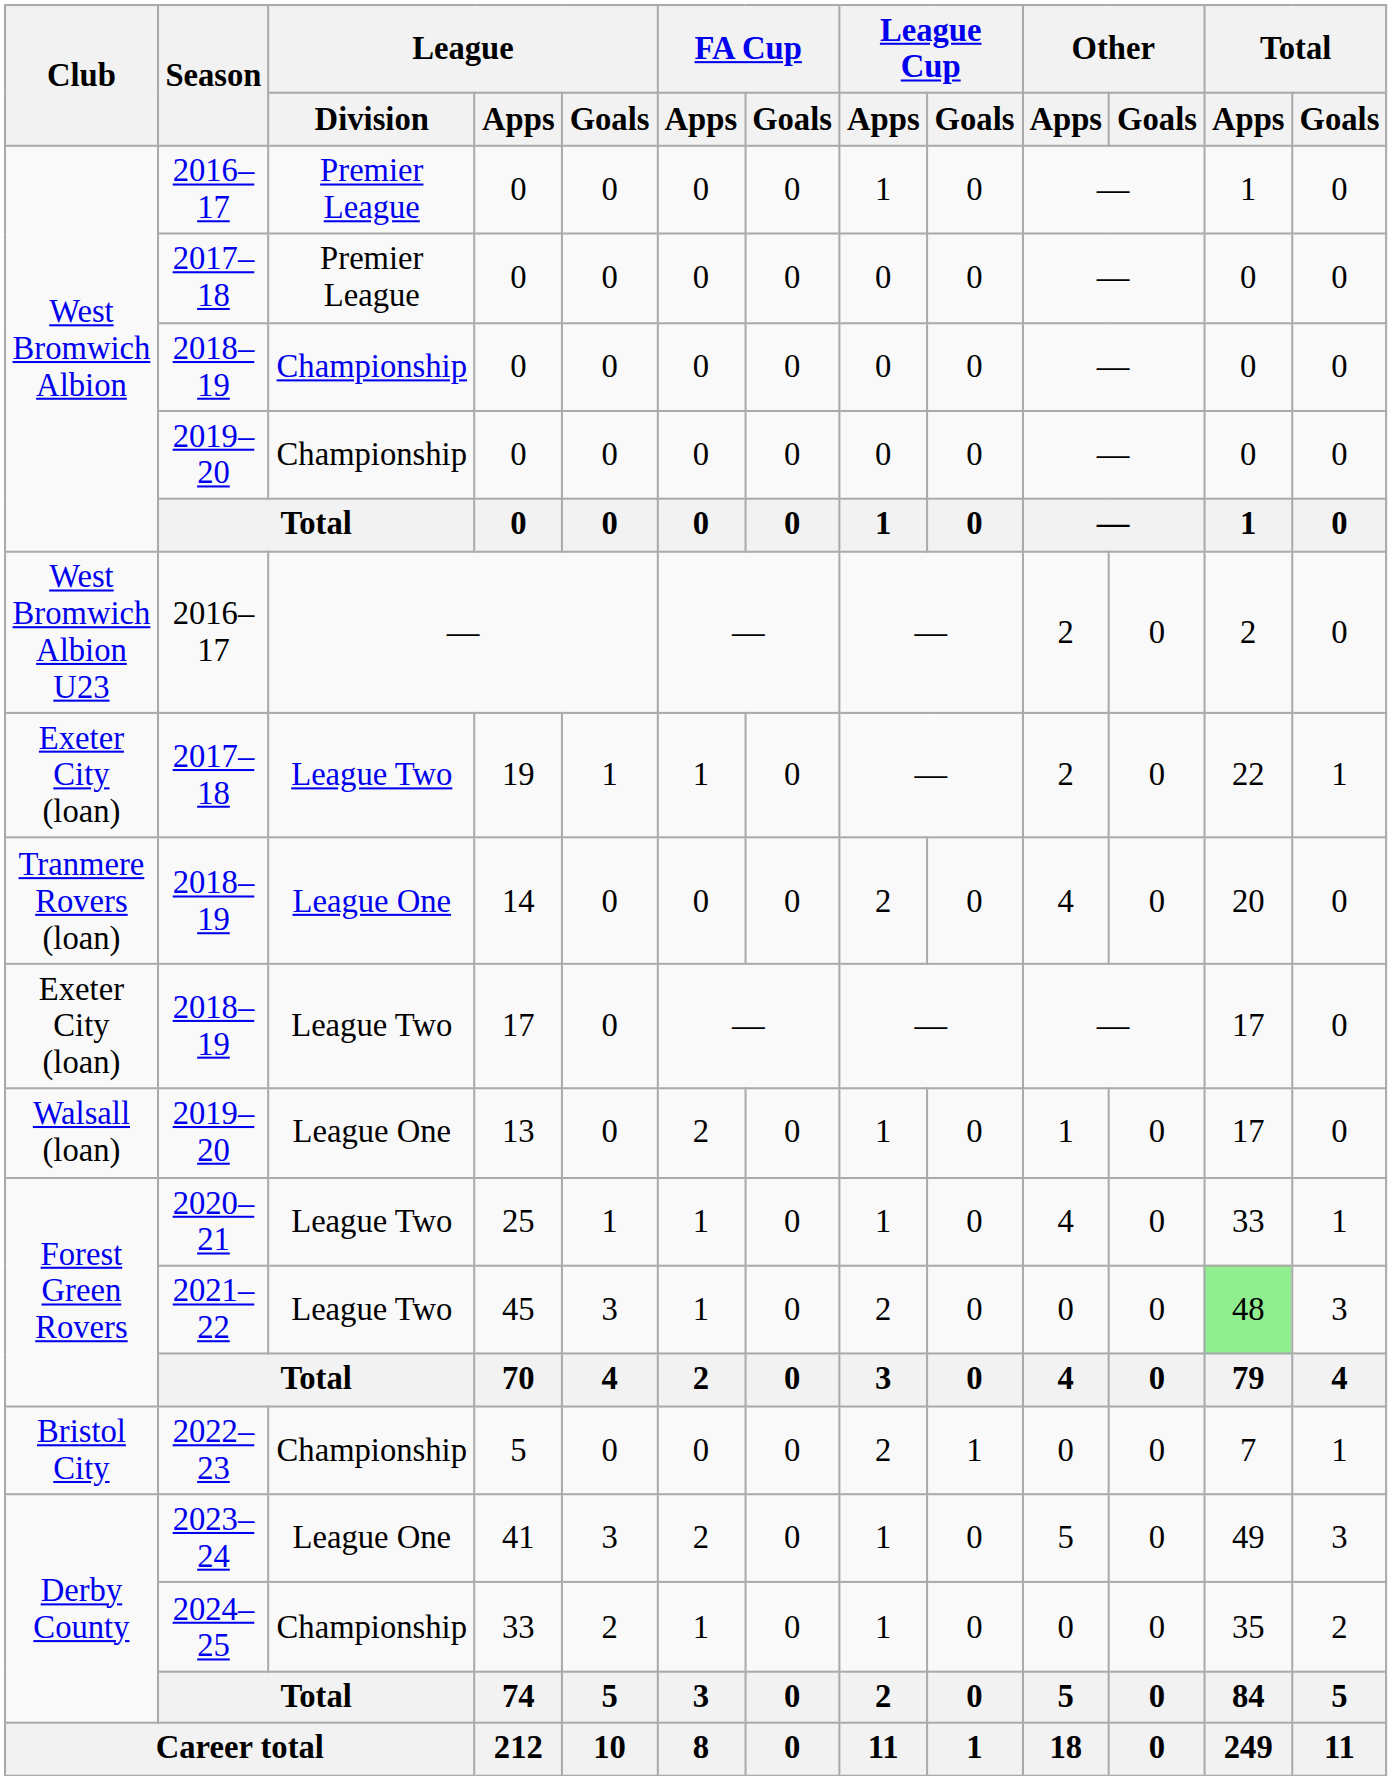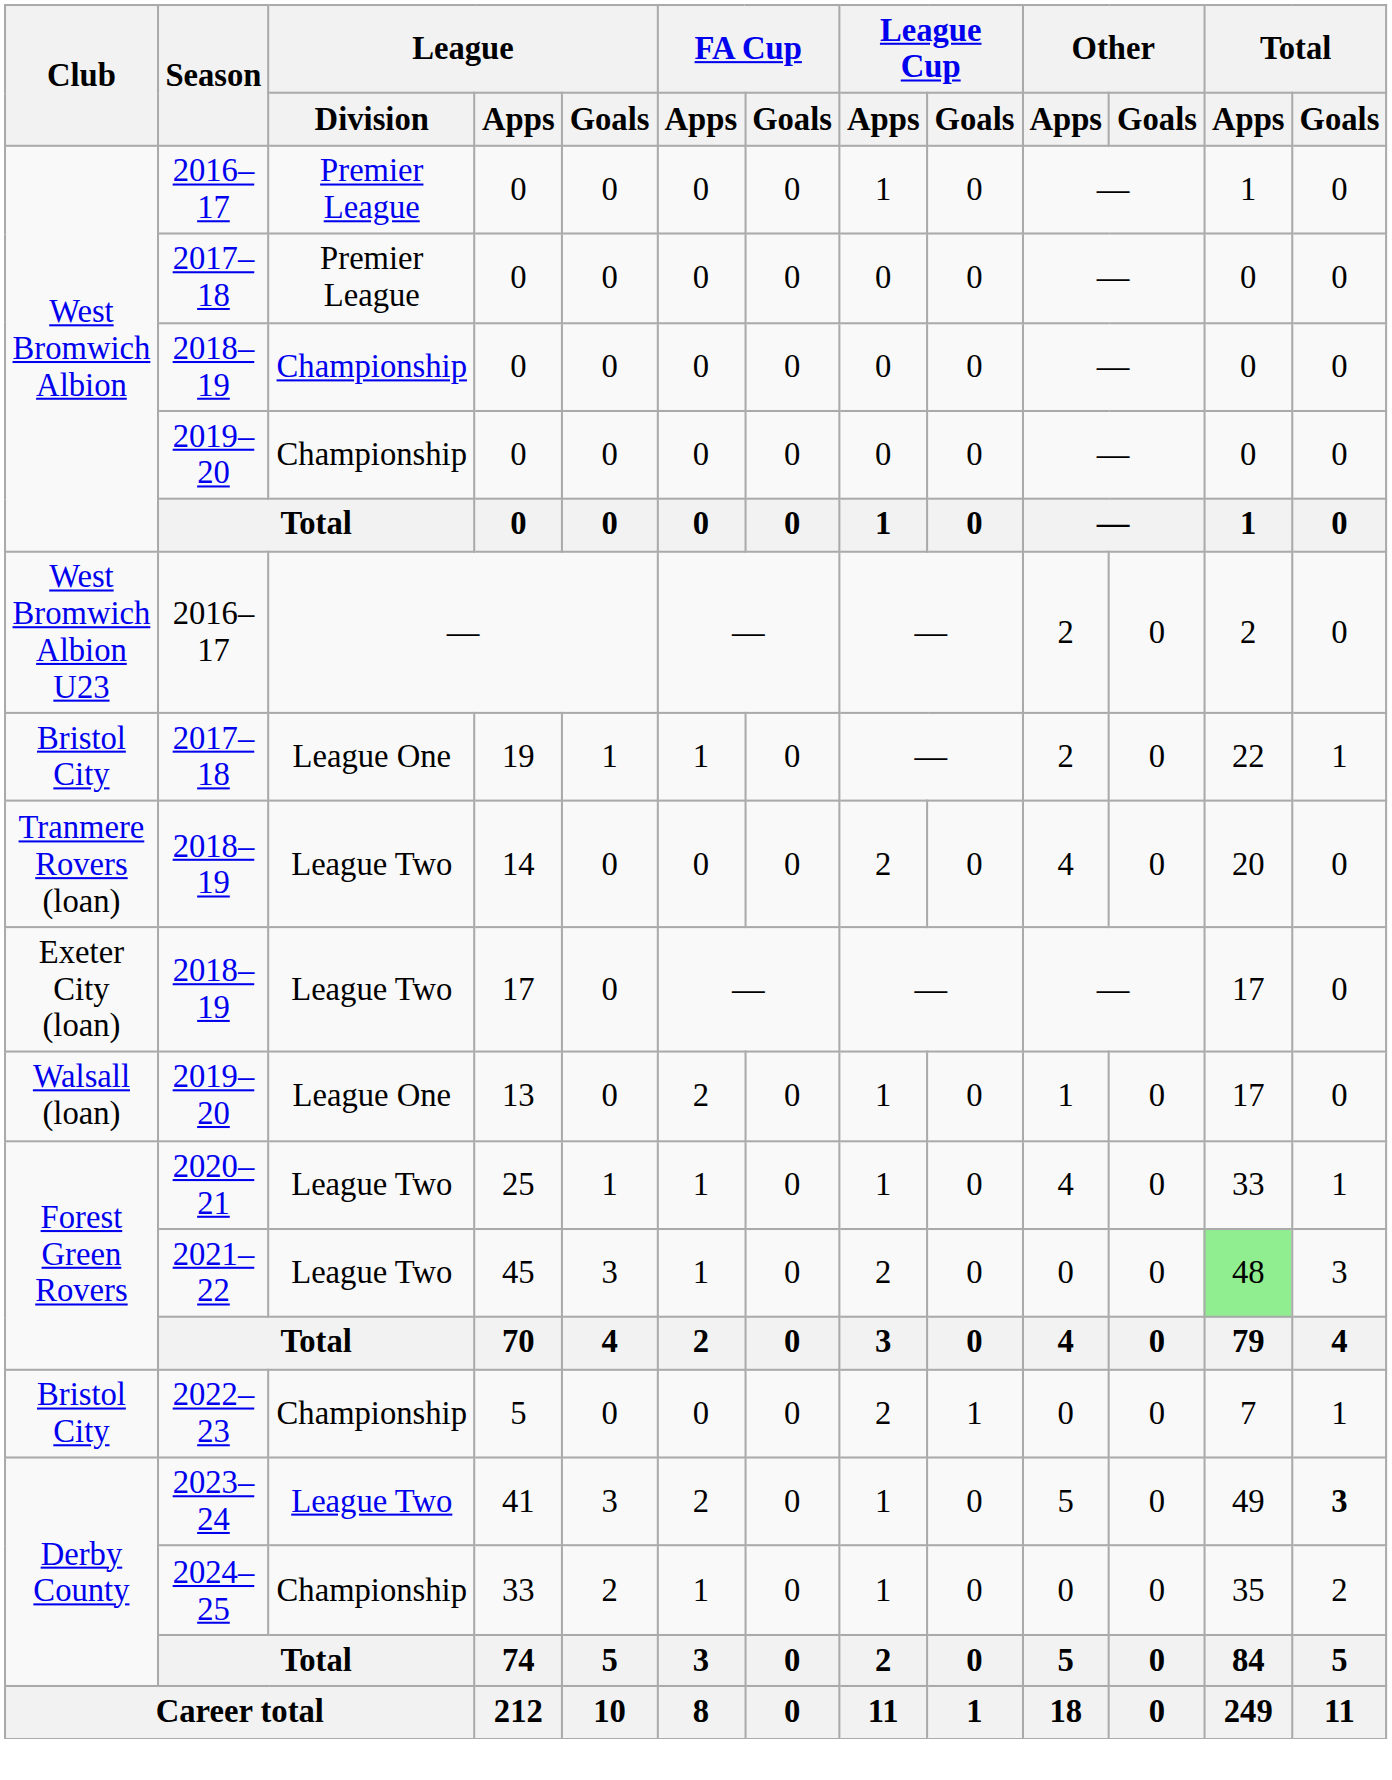(81, 774) Exeter City (loan) -> (81, 756) Bristol City
(372, 774) League Two -> (372, 756) League One
(372, 900) League One -> (372, 863) League Two
(372, 1537) League One -> (372, 1501) League Two
(1339, 1537) normal -> (1339, 1501) bold
